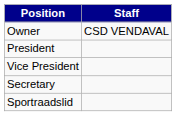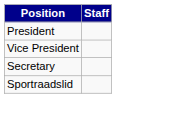- row: (23, 31)
